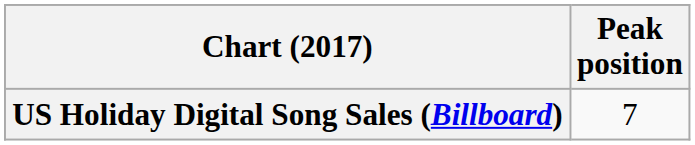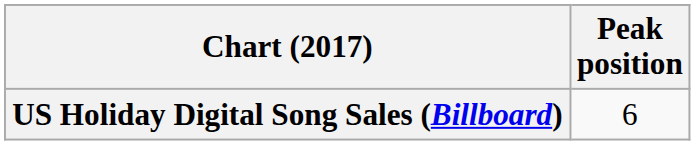(630, 113) 7 -> (630, 113) 6
